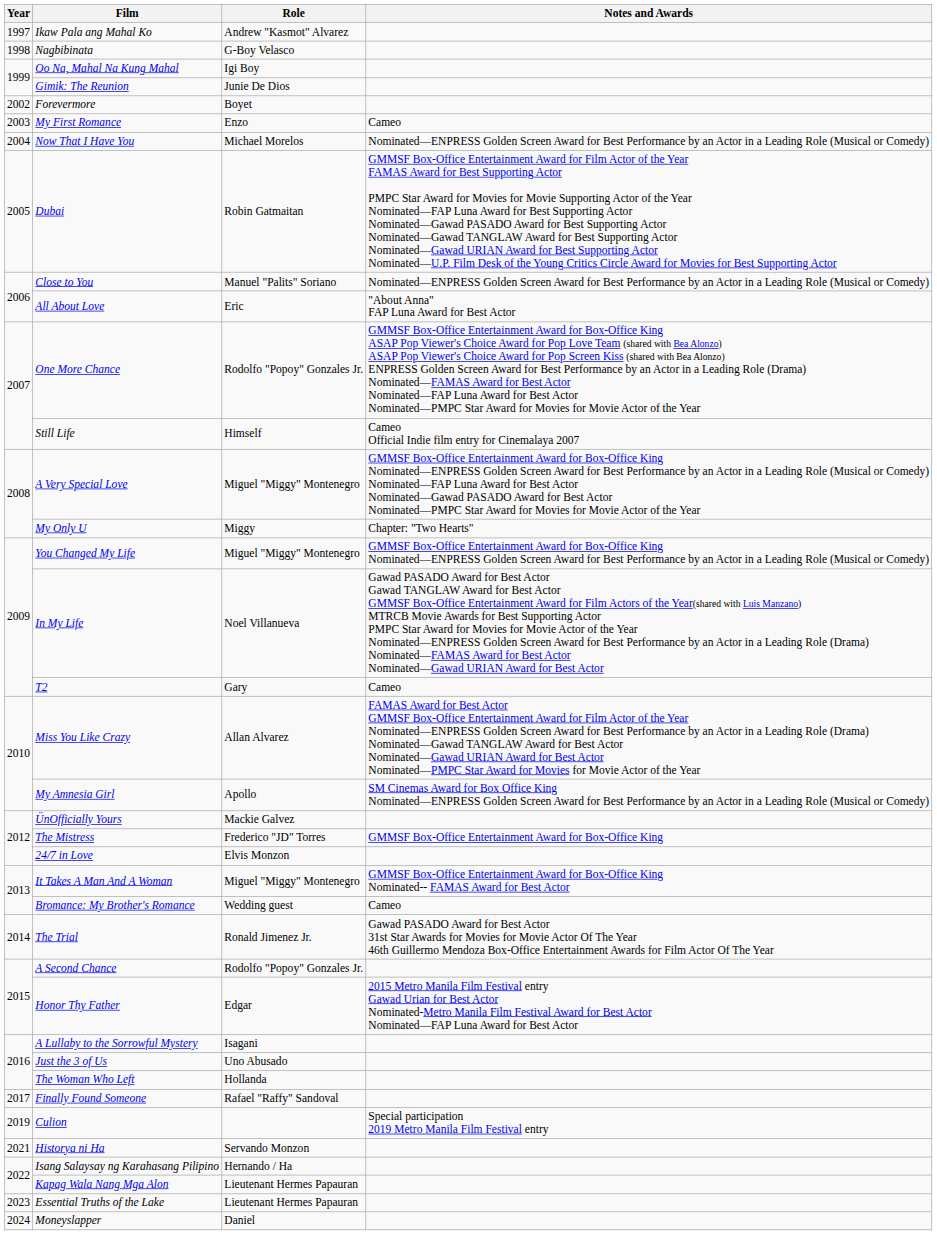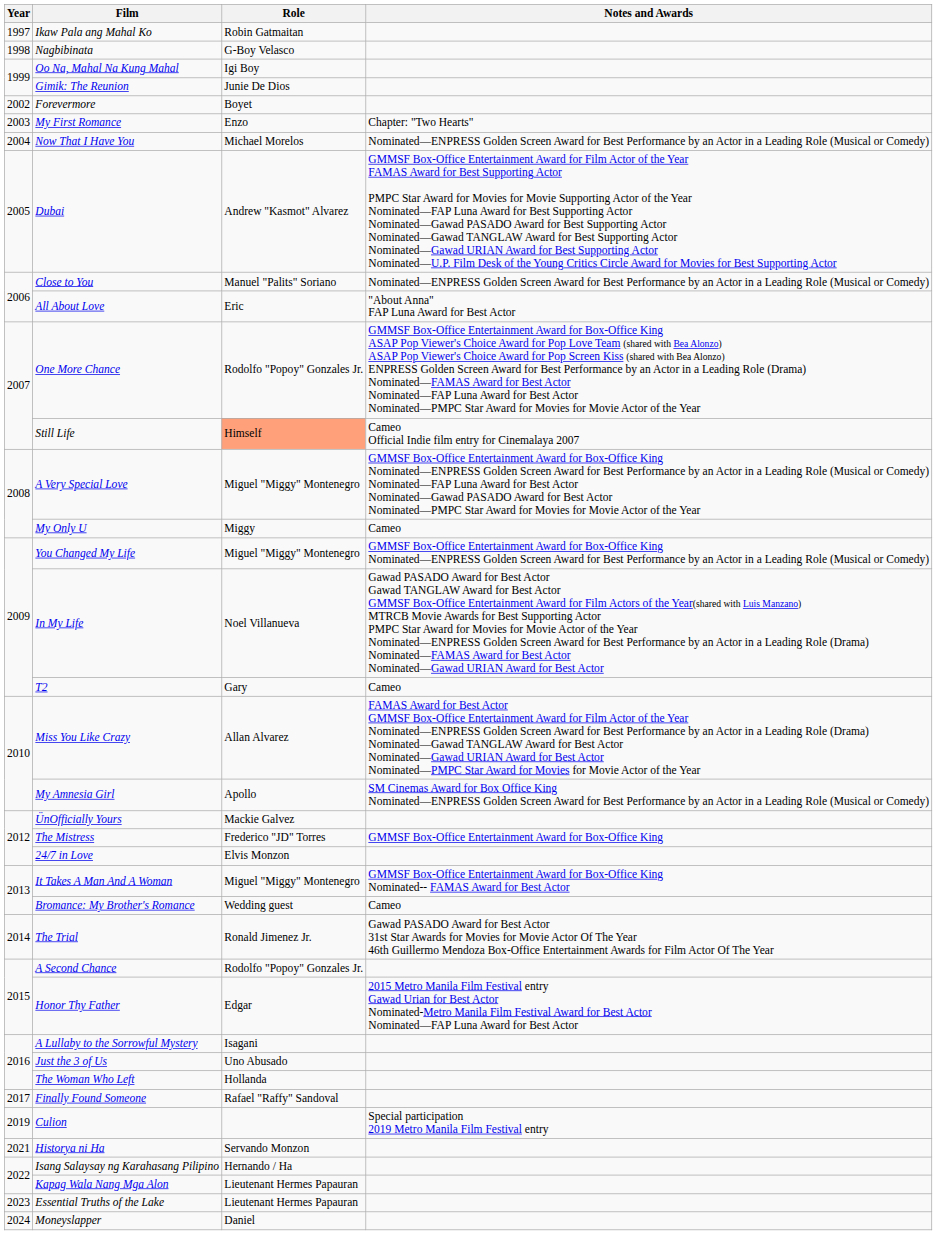(286, 31) Andrew "Kasmot" Alvarez -> (264, 31) Robin Gatmaitan
(385, 123) Cameo -> (421, 123) Chapter: "Two Hearts"
(264, 211) Robin Gatmaitan -> (286, 211) Andrew "Kasmot" Alvarez
(243, 433) no background -> (243, 433) lightsalmon background
(421, 528) Chapter: "Two Hearts" -> (385, 528) Cameo
